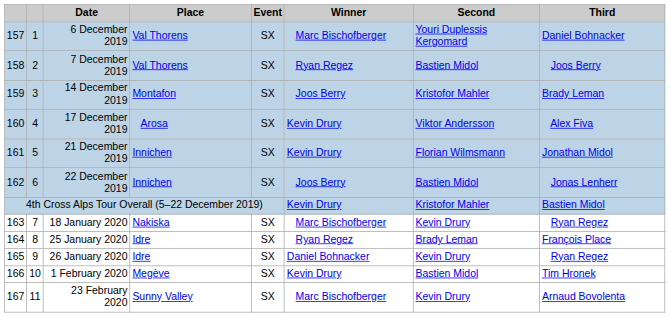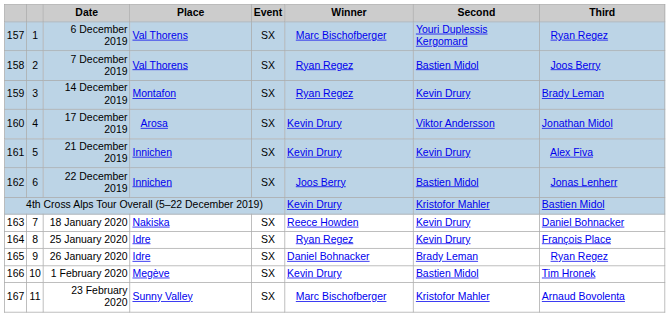(583, 35) Daniel Bohnacker -> (575, 35) Ryan Regez
(316, 94) Joos Berry -> (320, 94) Ryan Regez
(452, 94) Kristofor Mahler -> (443, 94) Kevin Drury
(568, 123) Alex Fiva -> (577, 123) Jonathan Midol
(460, 153) Florian Wilmsmann -> (443, 153) Kevin Drury
(577, 153) Jonathan Midol -> (567, 153) Alex Fiva
(337, 222) Marc Bischofberger -> (323, 222) Reece Howden
(575, 222) Ryan Regez -> (583, 222) Daniel Bohnacker
(447, 239) Brady Leman -> (443, 239) Kevin Drury
(443, 256) Kevin Drury -> (447, 256) Brady Leman
(443, 297) Kevin Drury -> (453, 297) Kristofor Mahler
